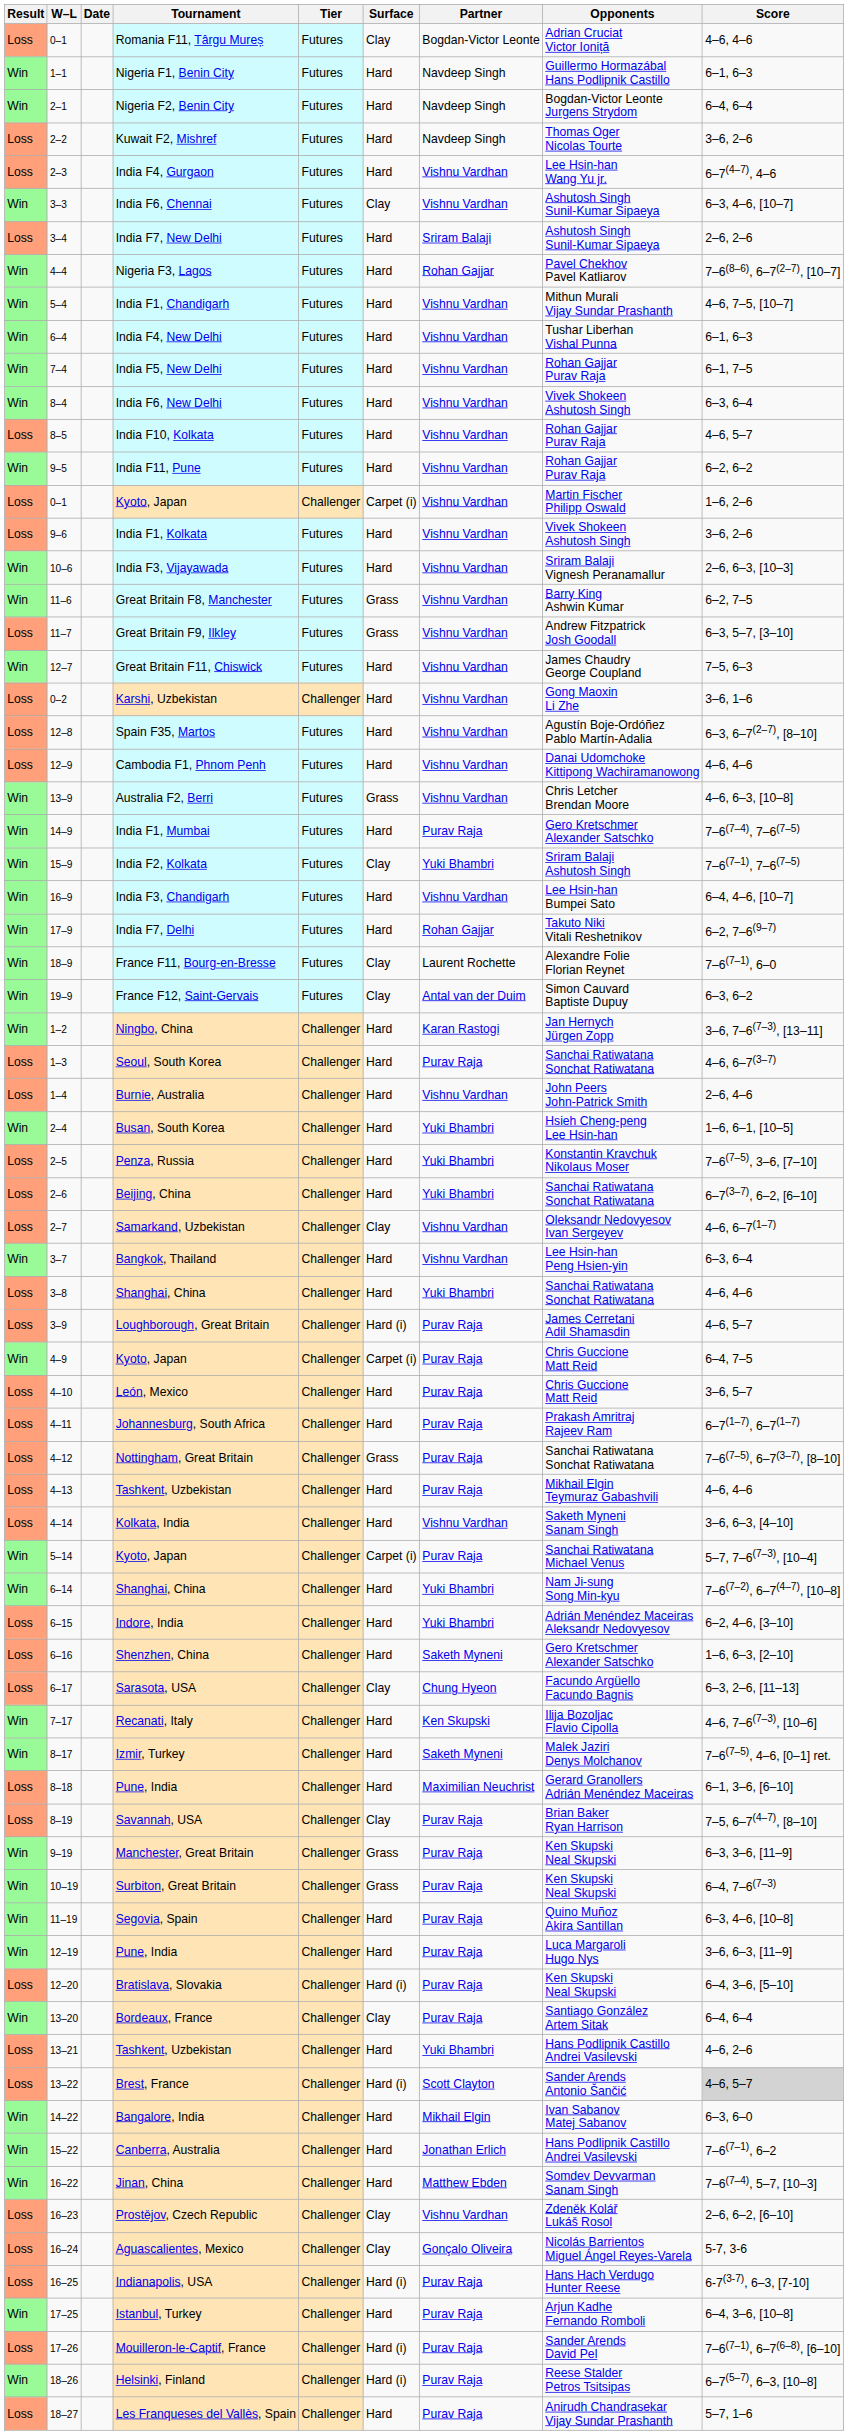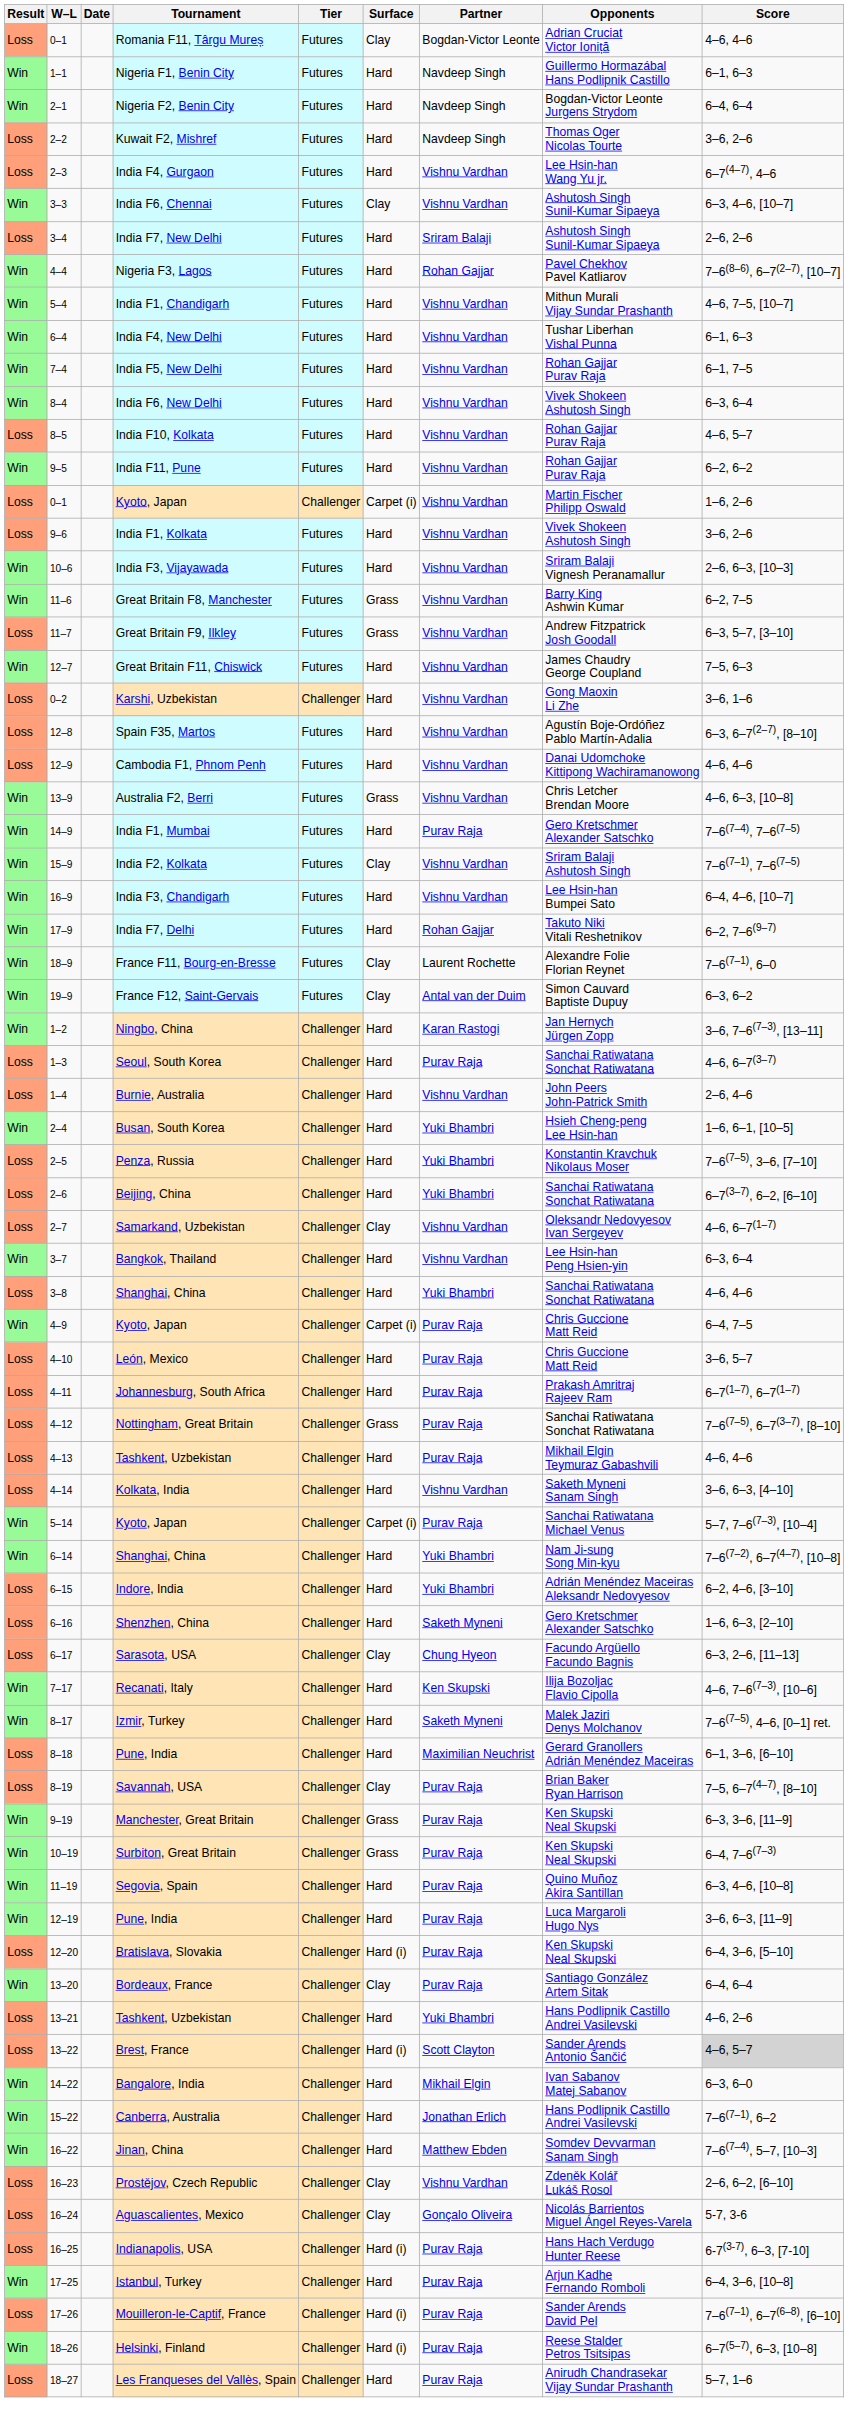(458, 864) Yuki Bhambri -> (465, 864) Vishnu Vardhan
- row: (58, 1326)
